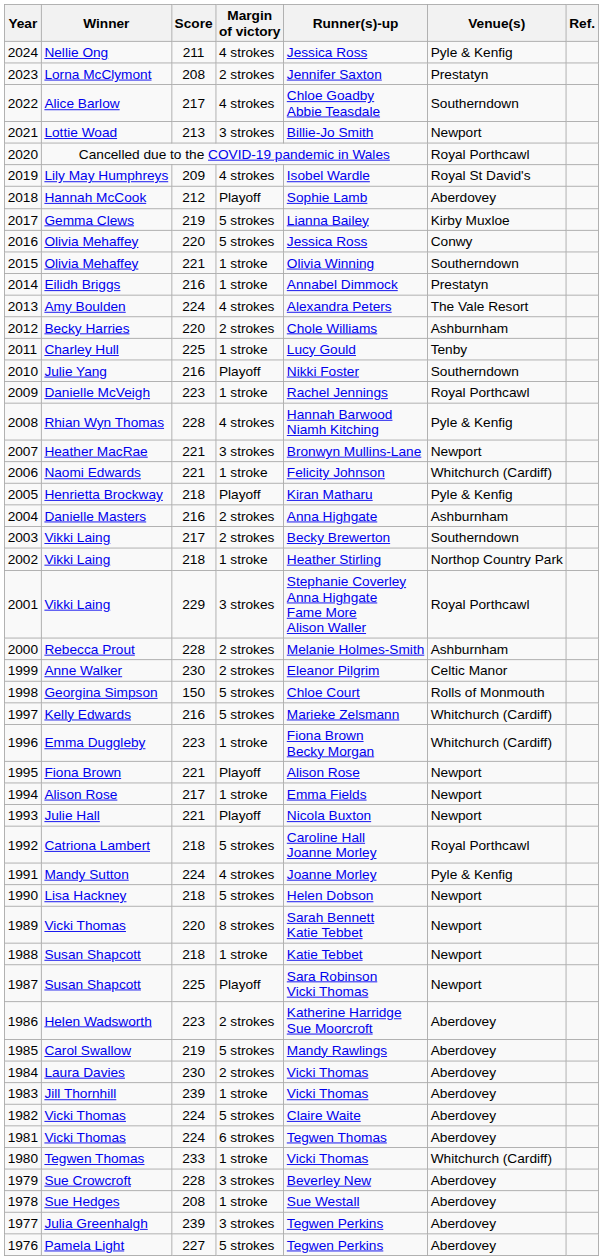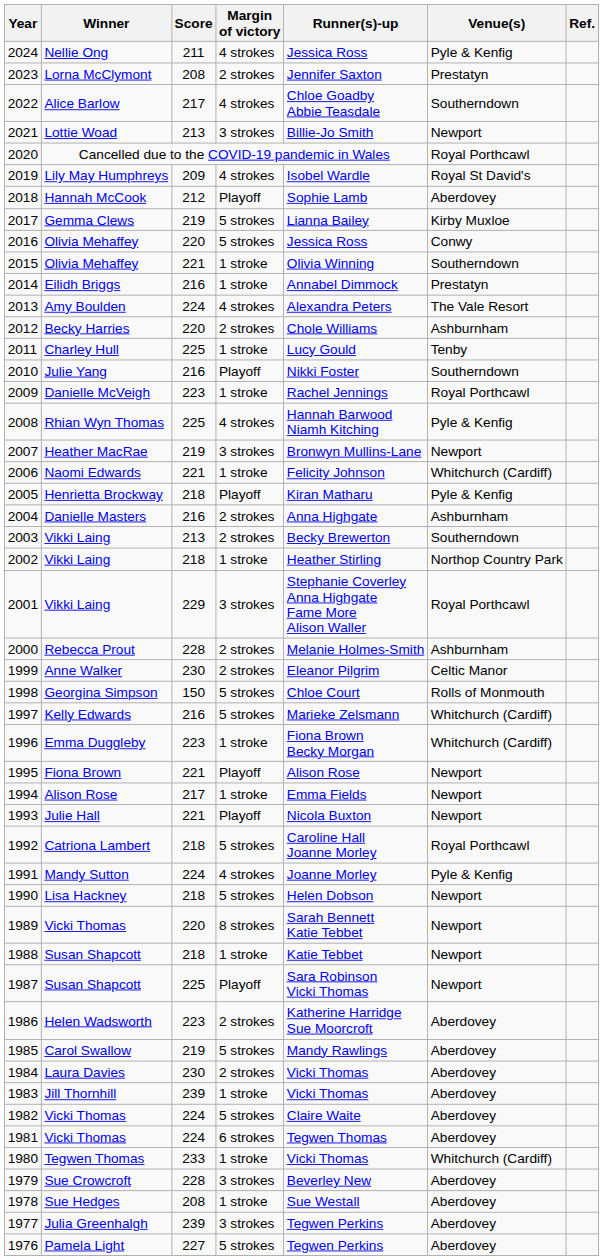(194, 422) 228 -> (194, 422) 225
(194, 451) 221 -> (194, 451) 219
(194, 538) 217 -> (194, 538) 213
